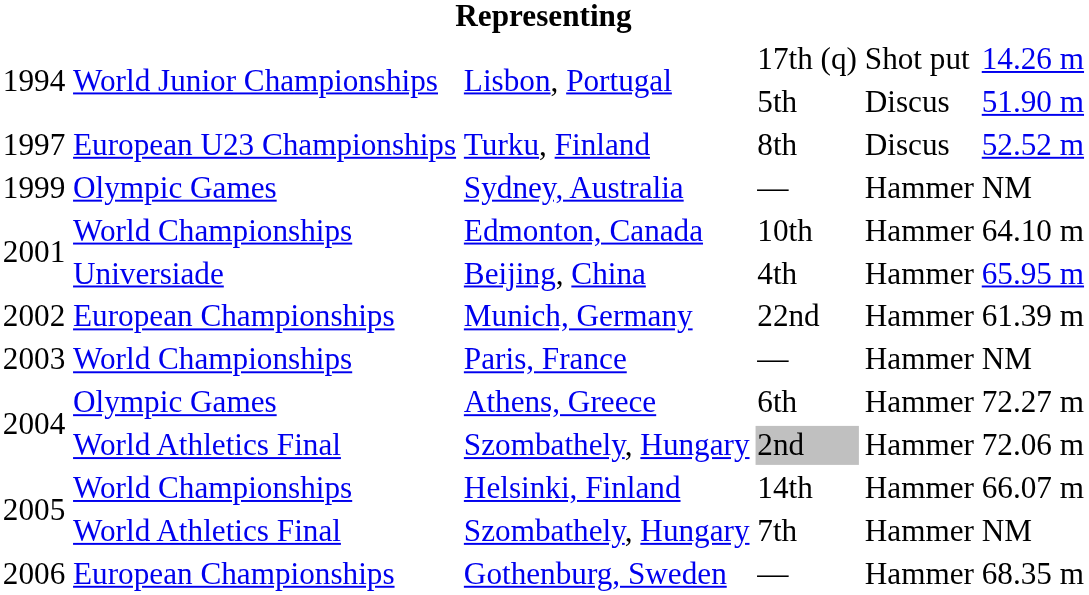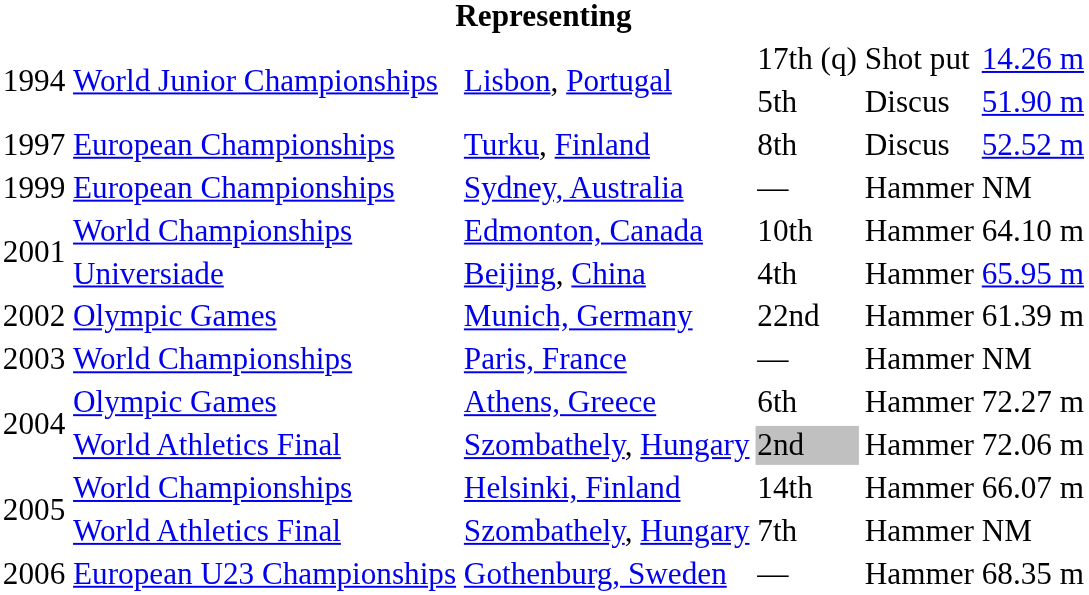(265, 144) European U23 Championships -> (234, 144) European Championships
(175, 187) Olympic Games -> (234, 187) European Championships
(234, 316) European Championships -> (175, 316) Olympic Games
(234, 573) European Championships -> (265, 573) European U23 Championships
